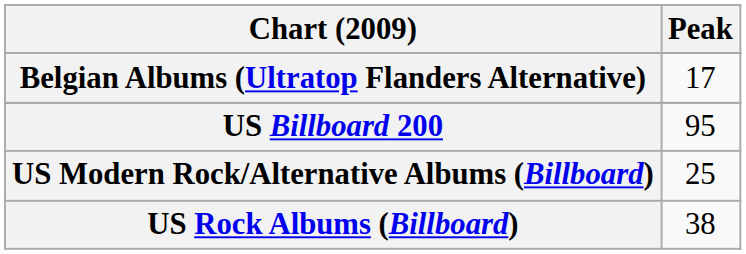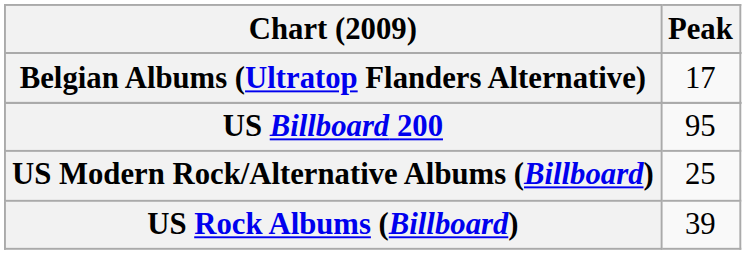(700, 223) 38 -> (700, 223) 39
